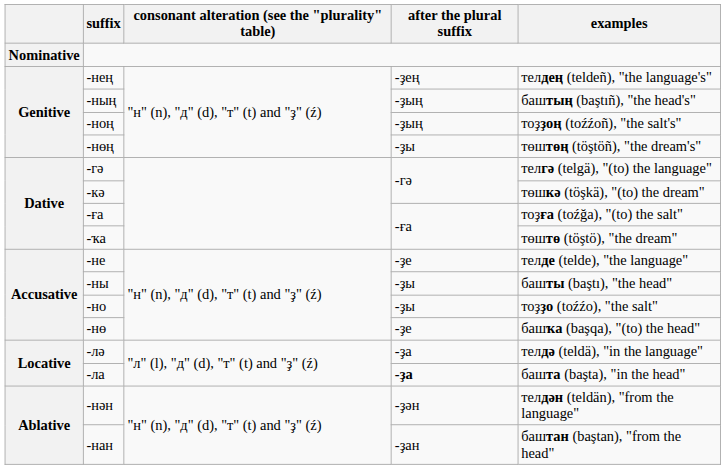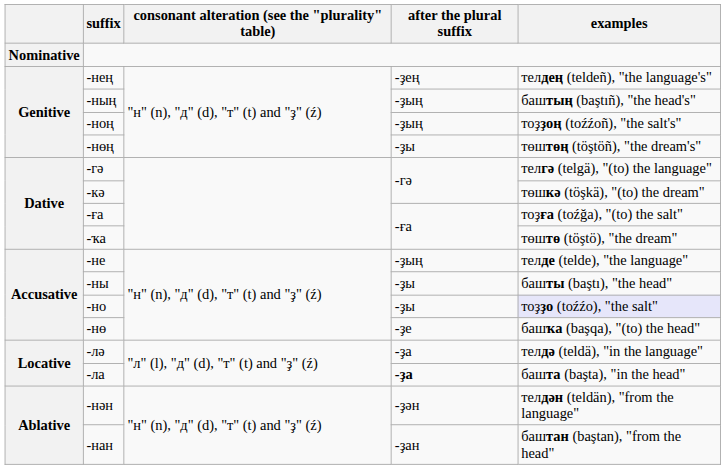(403, 260) -ҙе -> (409, 260) -ҙың
(590, 306) no background -> (590, 306) lavender background
